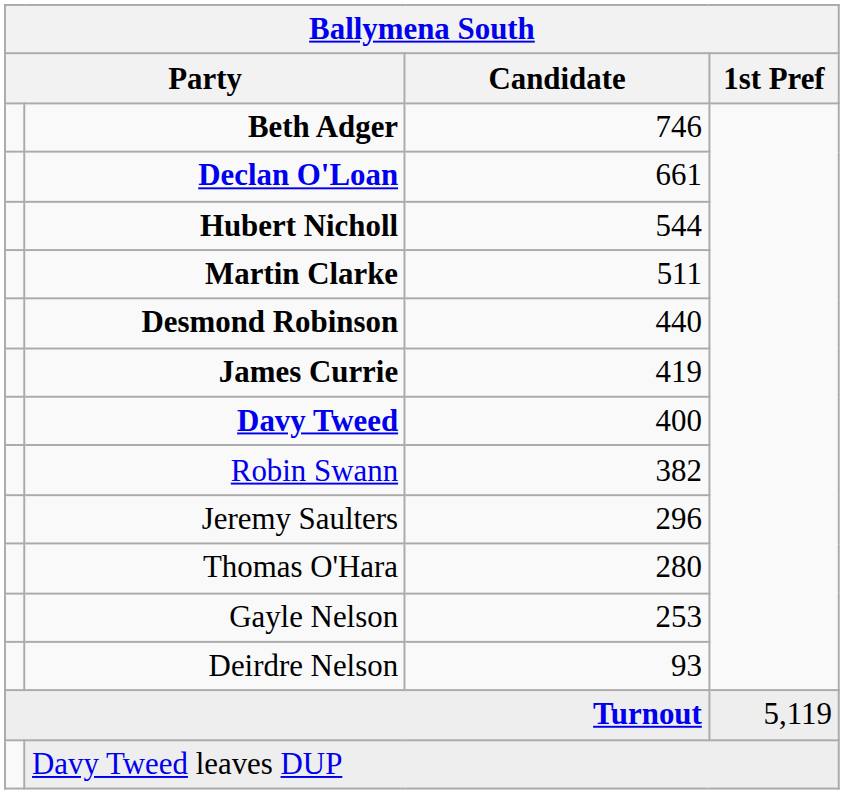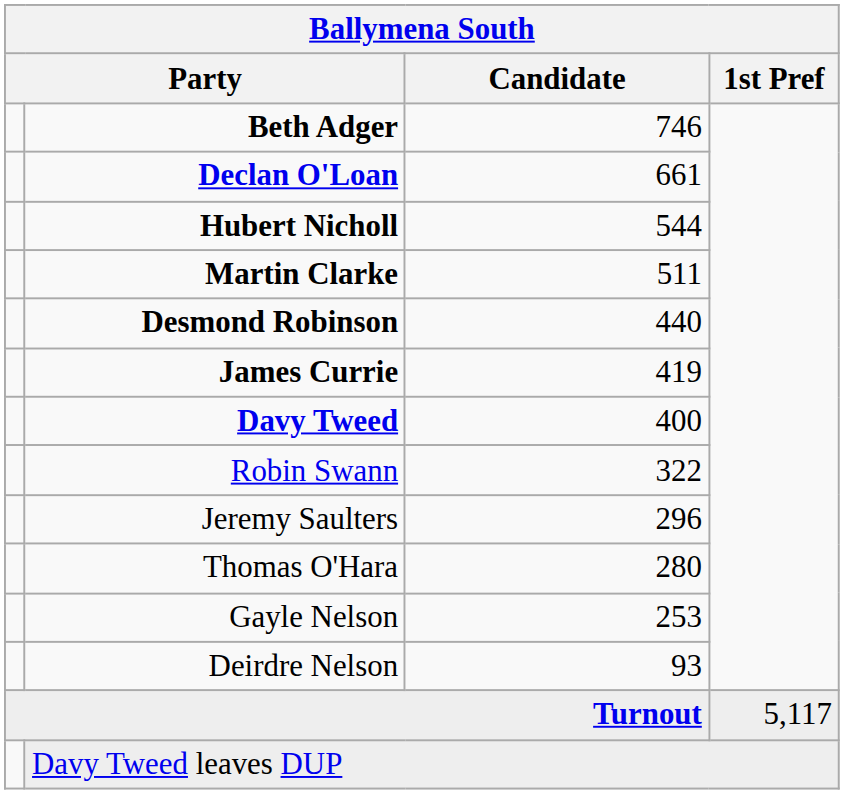(679, 469) 382 -> (679, 469) 322
(798, 714) 5,119 -> (798, 714) 5,117
